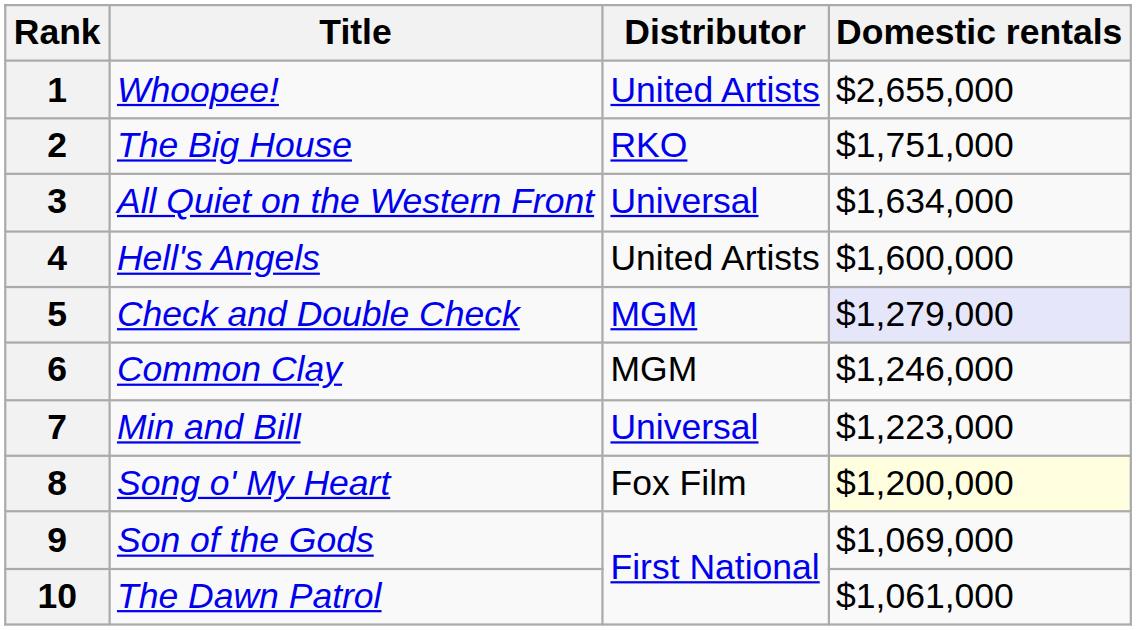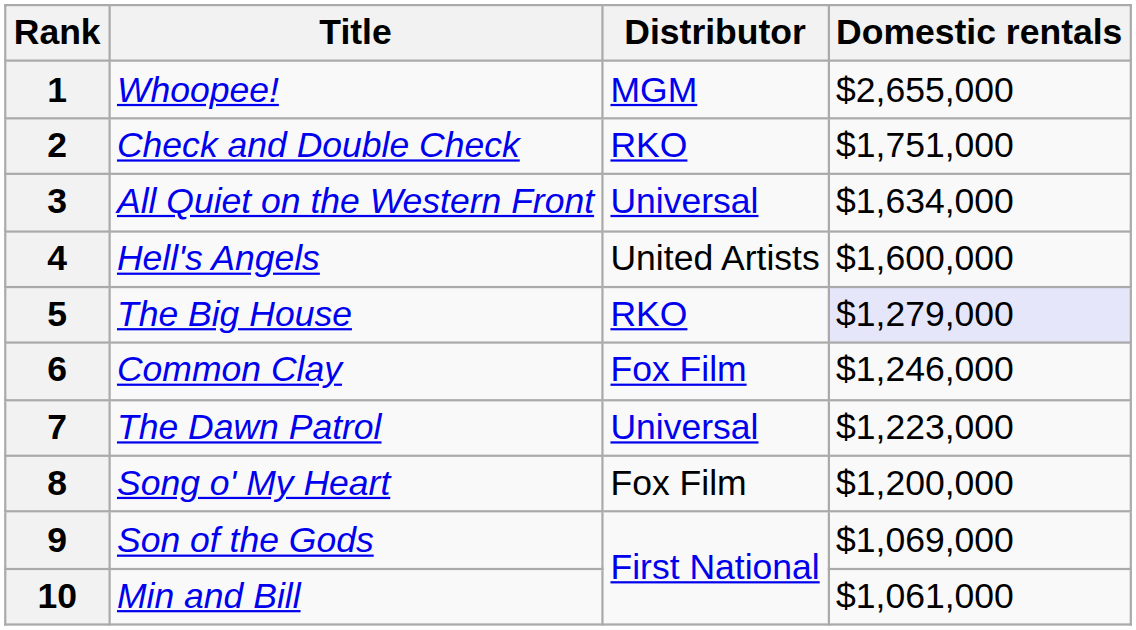(715, 88) United Artists -> (654, 88) MGM
(234, 145) The Big House -> (318, 145) Check and Double Check
(318, 314) Check and Double Check -> (234, 314) The Big House
(654, 314) MGM -> (649, 314) RKO
(654, 370) MGM -> (679, 370) Fox Film
(209, 426) Min and Bill -> (249, 426) The Dawn Patrol
(925, 483) lightyellow background -> (925, 483) no background
(249, 595) The Dawn Patrol -> (209, 595) Min and Bill
